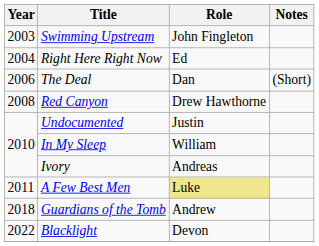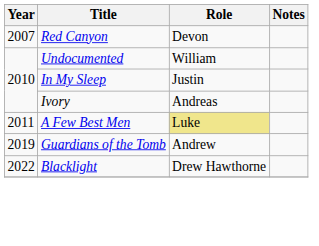- row: (98, 36)
- row: (101, 58)
- row: (66, 79)
(21, 101) 2008 -> (21, 36) 2007
(219, 101) Drew Hawthorne -> (190, 36) Devon
(188, 123) Justin -> (194, 58) William
(194, 144) William -> (188, 79) Justin
(21, 209) 2018 -> (21, 144) 2019
(190, 230) Devon -> (219, 166) Drew Hawthorne
